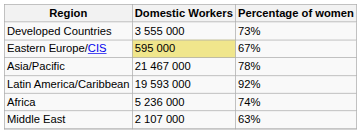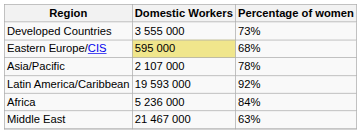(249, 48) 67% -> (249, 48) 68%
(163, 66) 21 467 000 -> (160, 66) 2 107 000
(249, 102) 74% -> (249, 102) 84%
(160, 119) 2 107 000 -> (163, 119) 21 467 000
